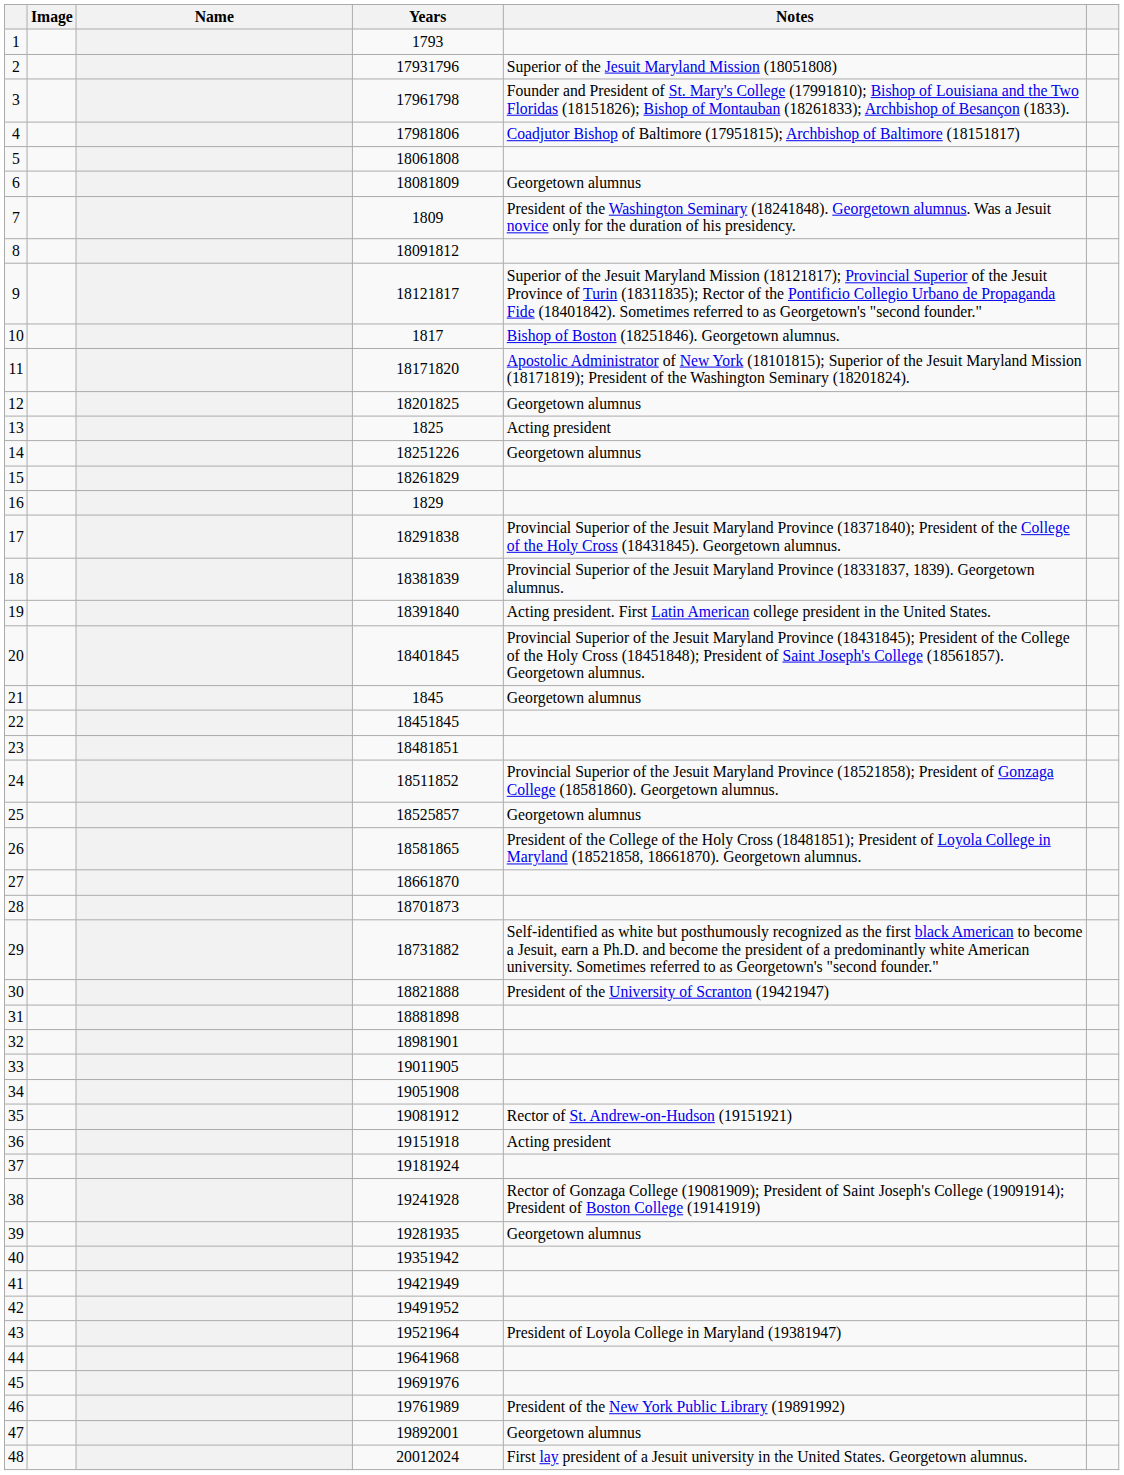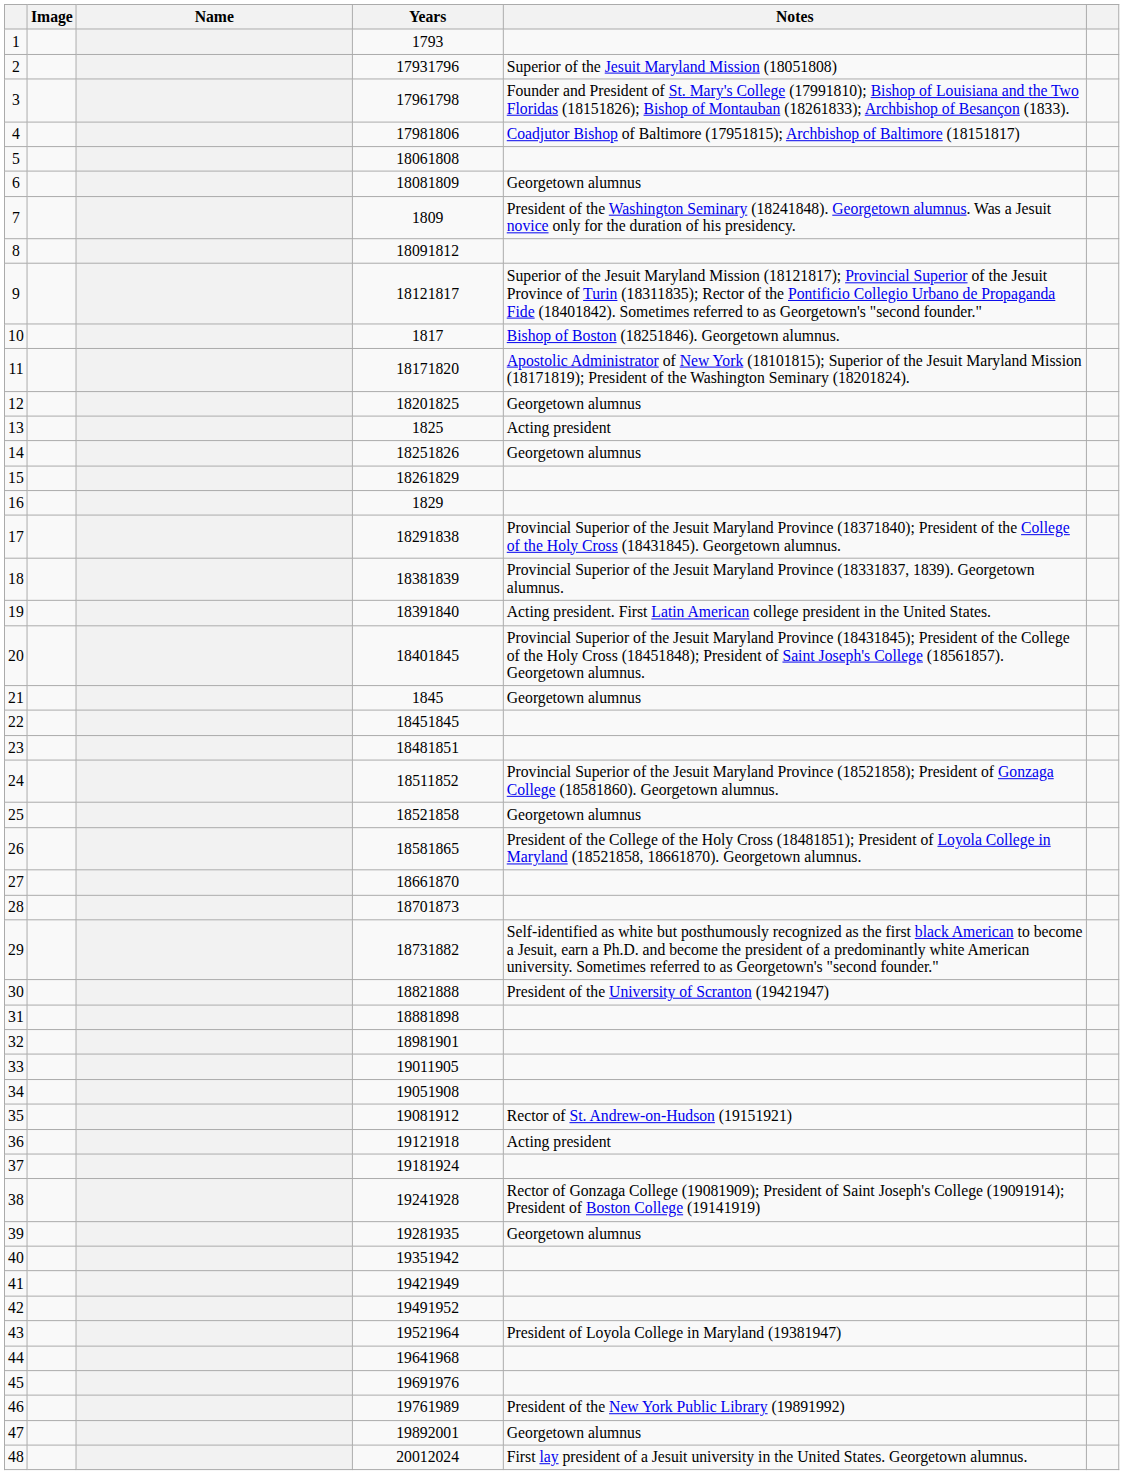(428, 453) 18251226 -> (428, 453) 18251826
(428, 815) 18525857 -> (428, 815) 18521858
(428, 1141) 19151918 -> (428, 1141) 19121918
